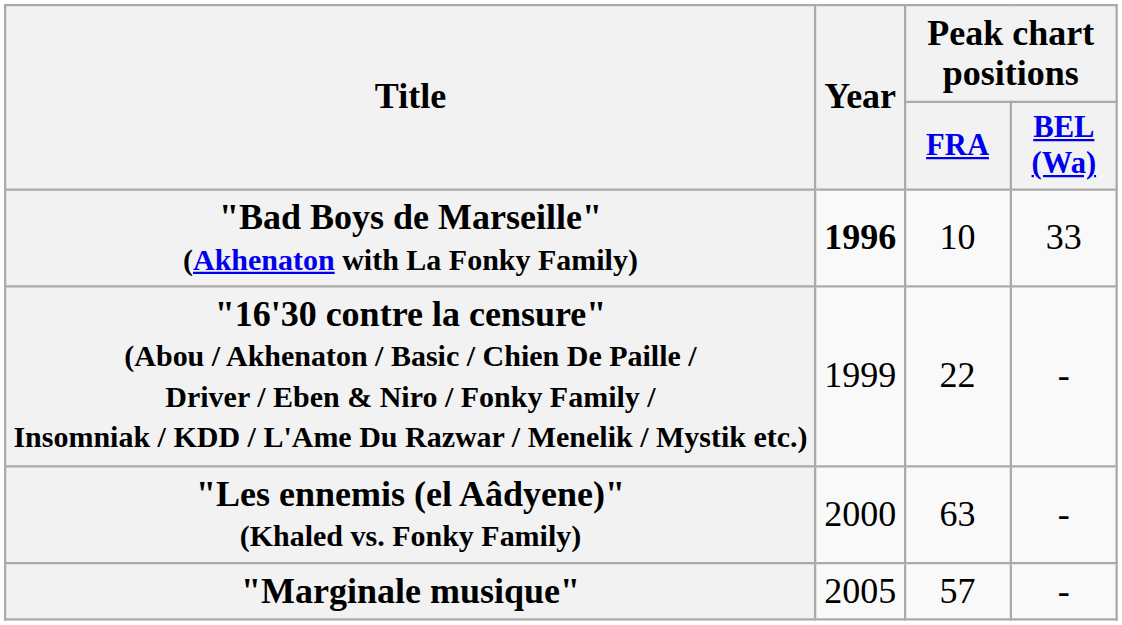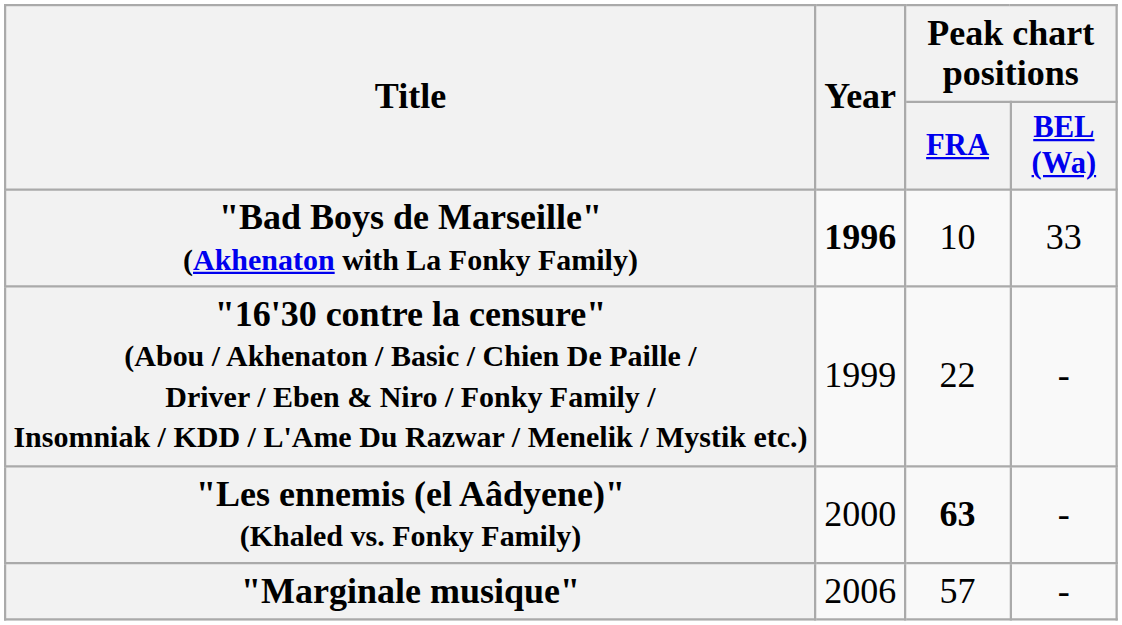(958, 513) normal -> (958, 513) bold
(860, 590) 2005 -> (860, 590) 2006
